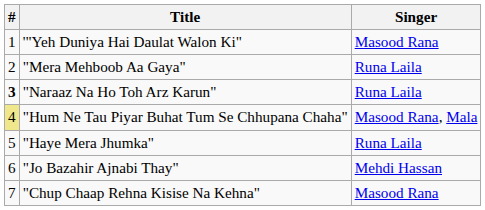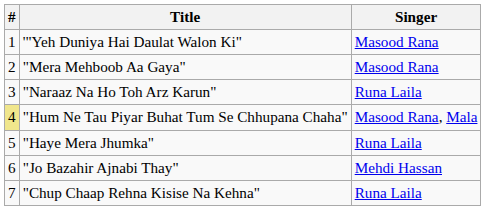(388, 67) Runa Laila -> (397, 67) Masood Rana
(12, 92) bold -> (12, 92) normal
(397, 192) Masood Rana -> (388, 192) Runa Laila
